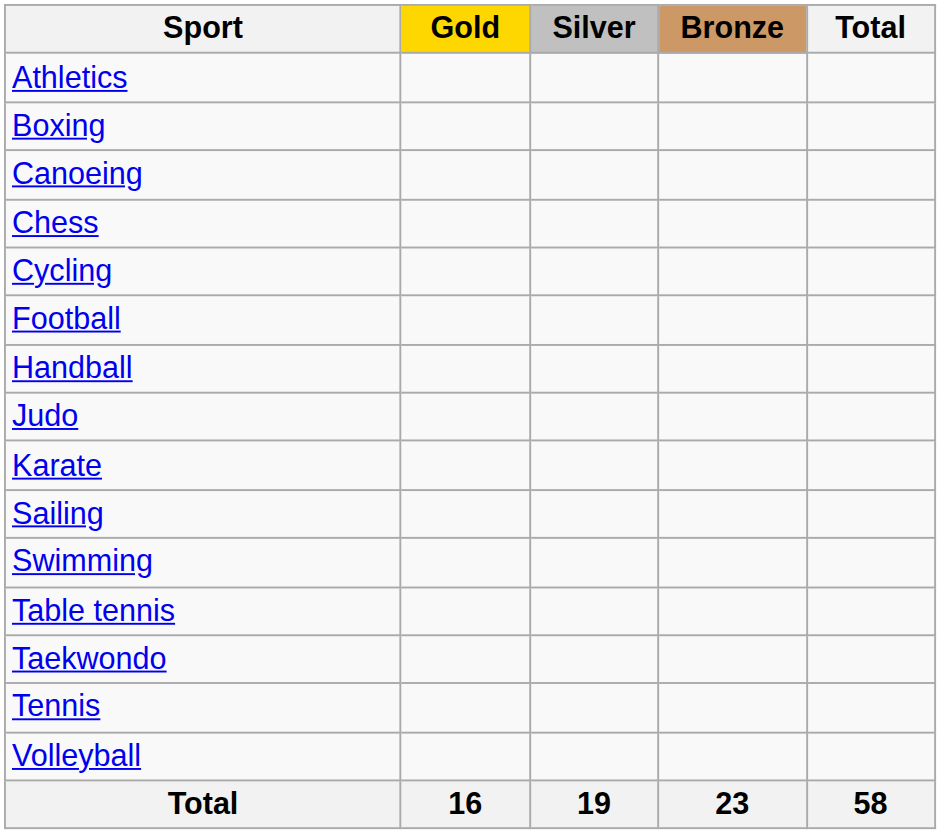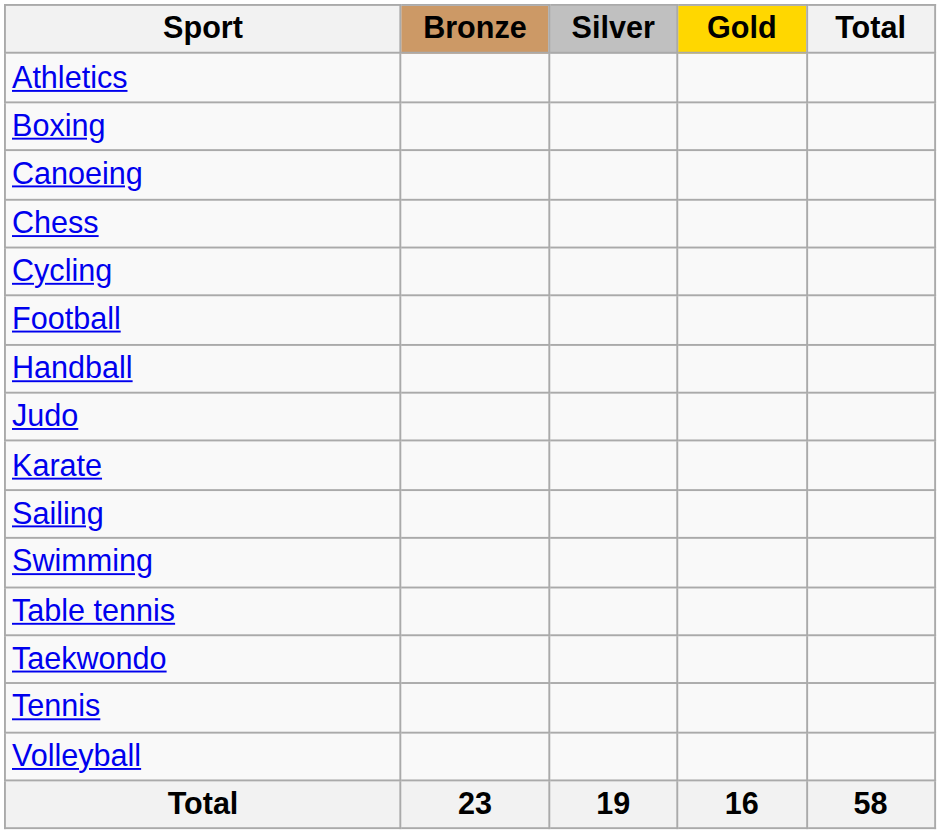columns swapped: (465, 28) <-> (732, 28)
